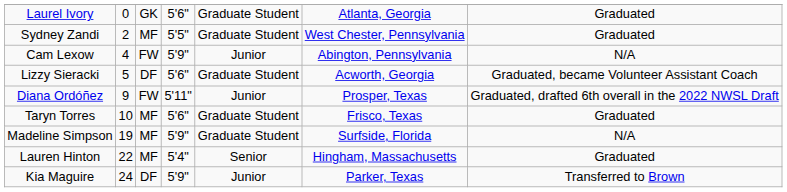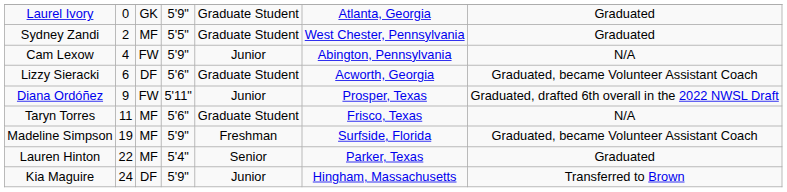(178, 14) 5'6" -> (178, 14) 5'9"
(126, 75) 5 -> (126, 75) 6
(126, 116) 10 -> (126, 116) 11
(625, 116) Graduated -> (625, 116) N/A
(248, 136) Graduate Student -> (248, 136) Freshman
(625, 136) N/A -> (625, 136) Graduated, became Volunteer Assistant Coach
(385, 156) Hingham, Massachusetts -> (385, 156) Parker, Texas
(385, 177) Parker, Texas -> (385, 177) Hingham, Massachusetts
